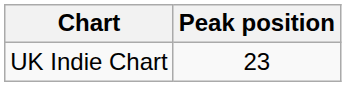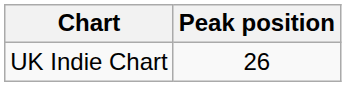(257, 61) 23 -> (257, 61) 26
